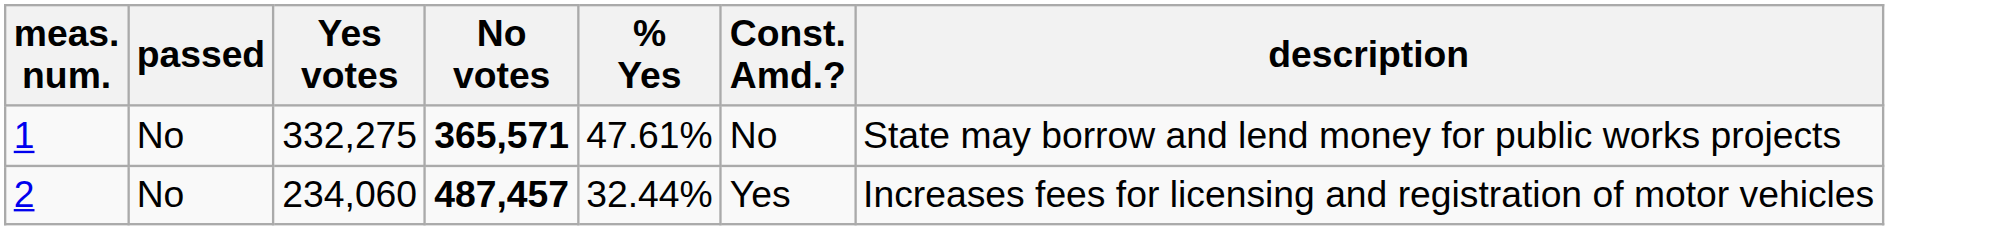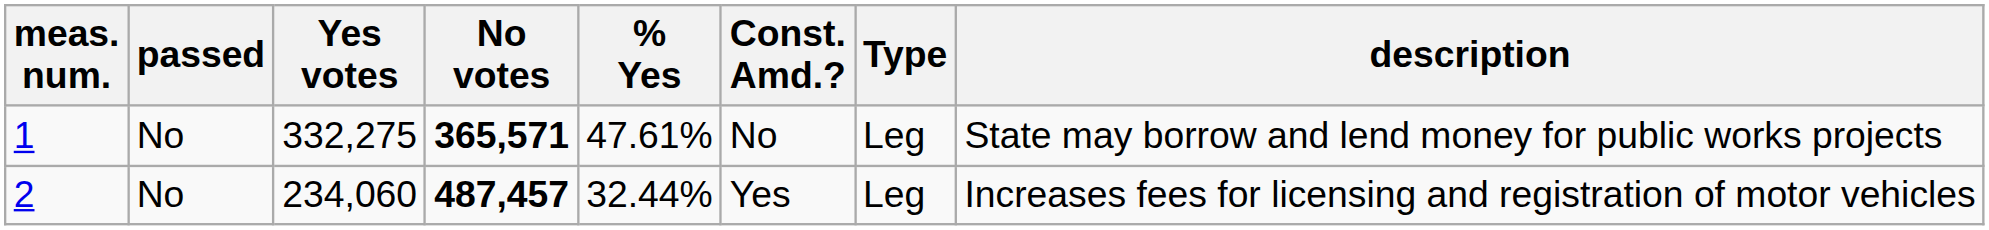+ column: (905, 55)
